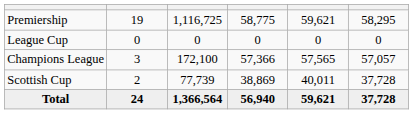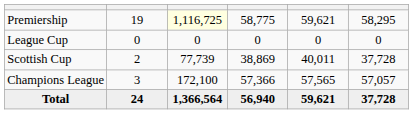(197, 20) no background -> (197, 20) lightyellow background
rows swapped: (39, 79) <-> (56, 59)
